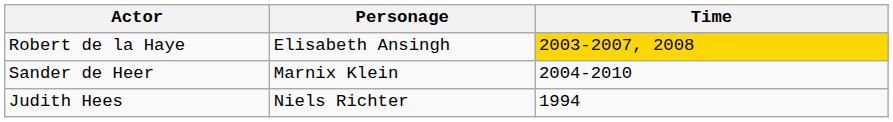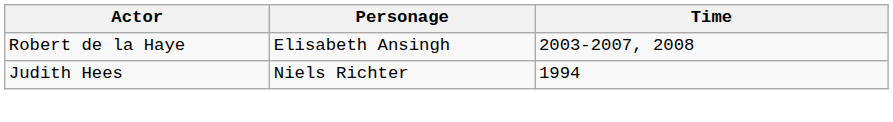(617, 47) gold background -> (617, 47) no background
- row: (81, 75)
